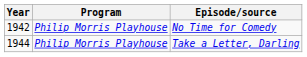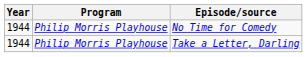(18, 28) 1942 -> (18, 28) 1944
